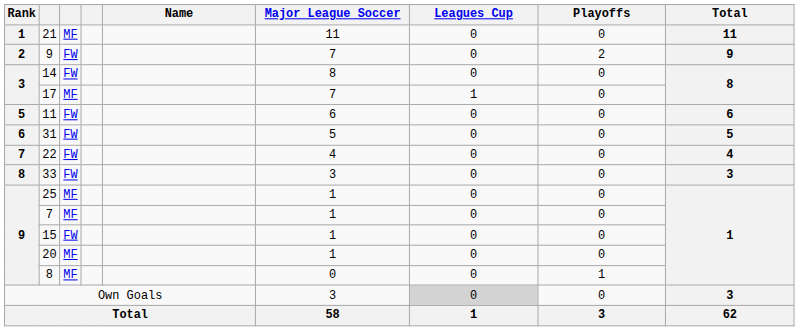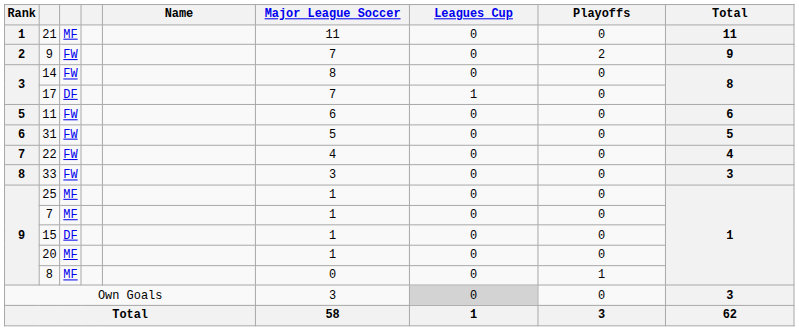(71, 94) MF -> (71, 94) DF
(71, 235) FW -> (71, 235) DF
